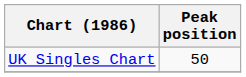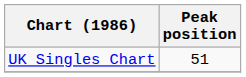(200, 60) 50 -> (200, 60) 51
